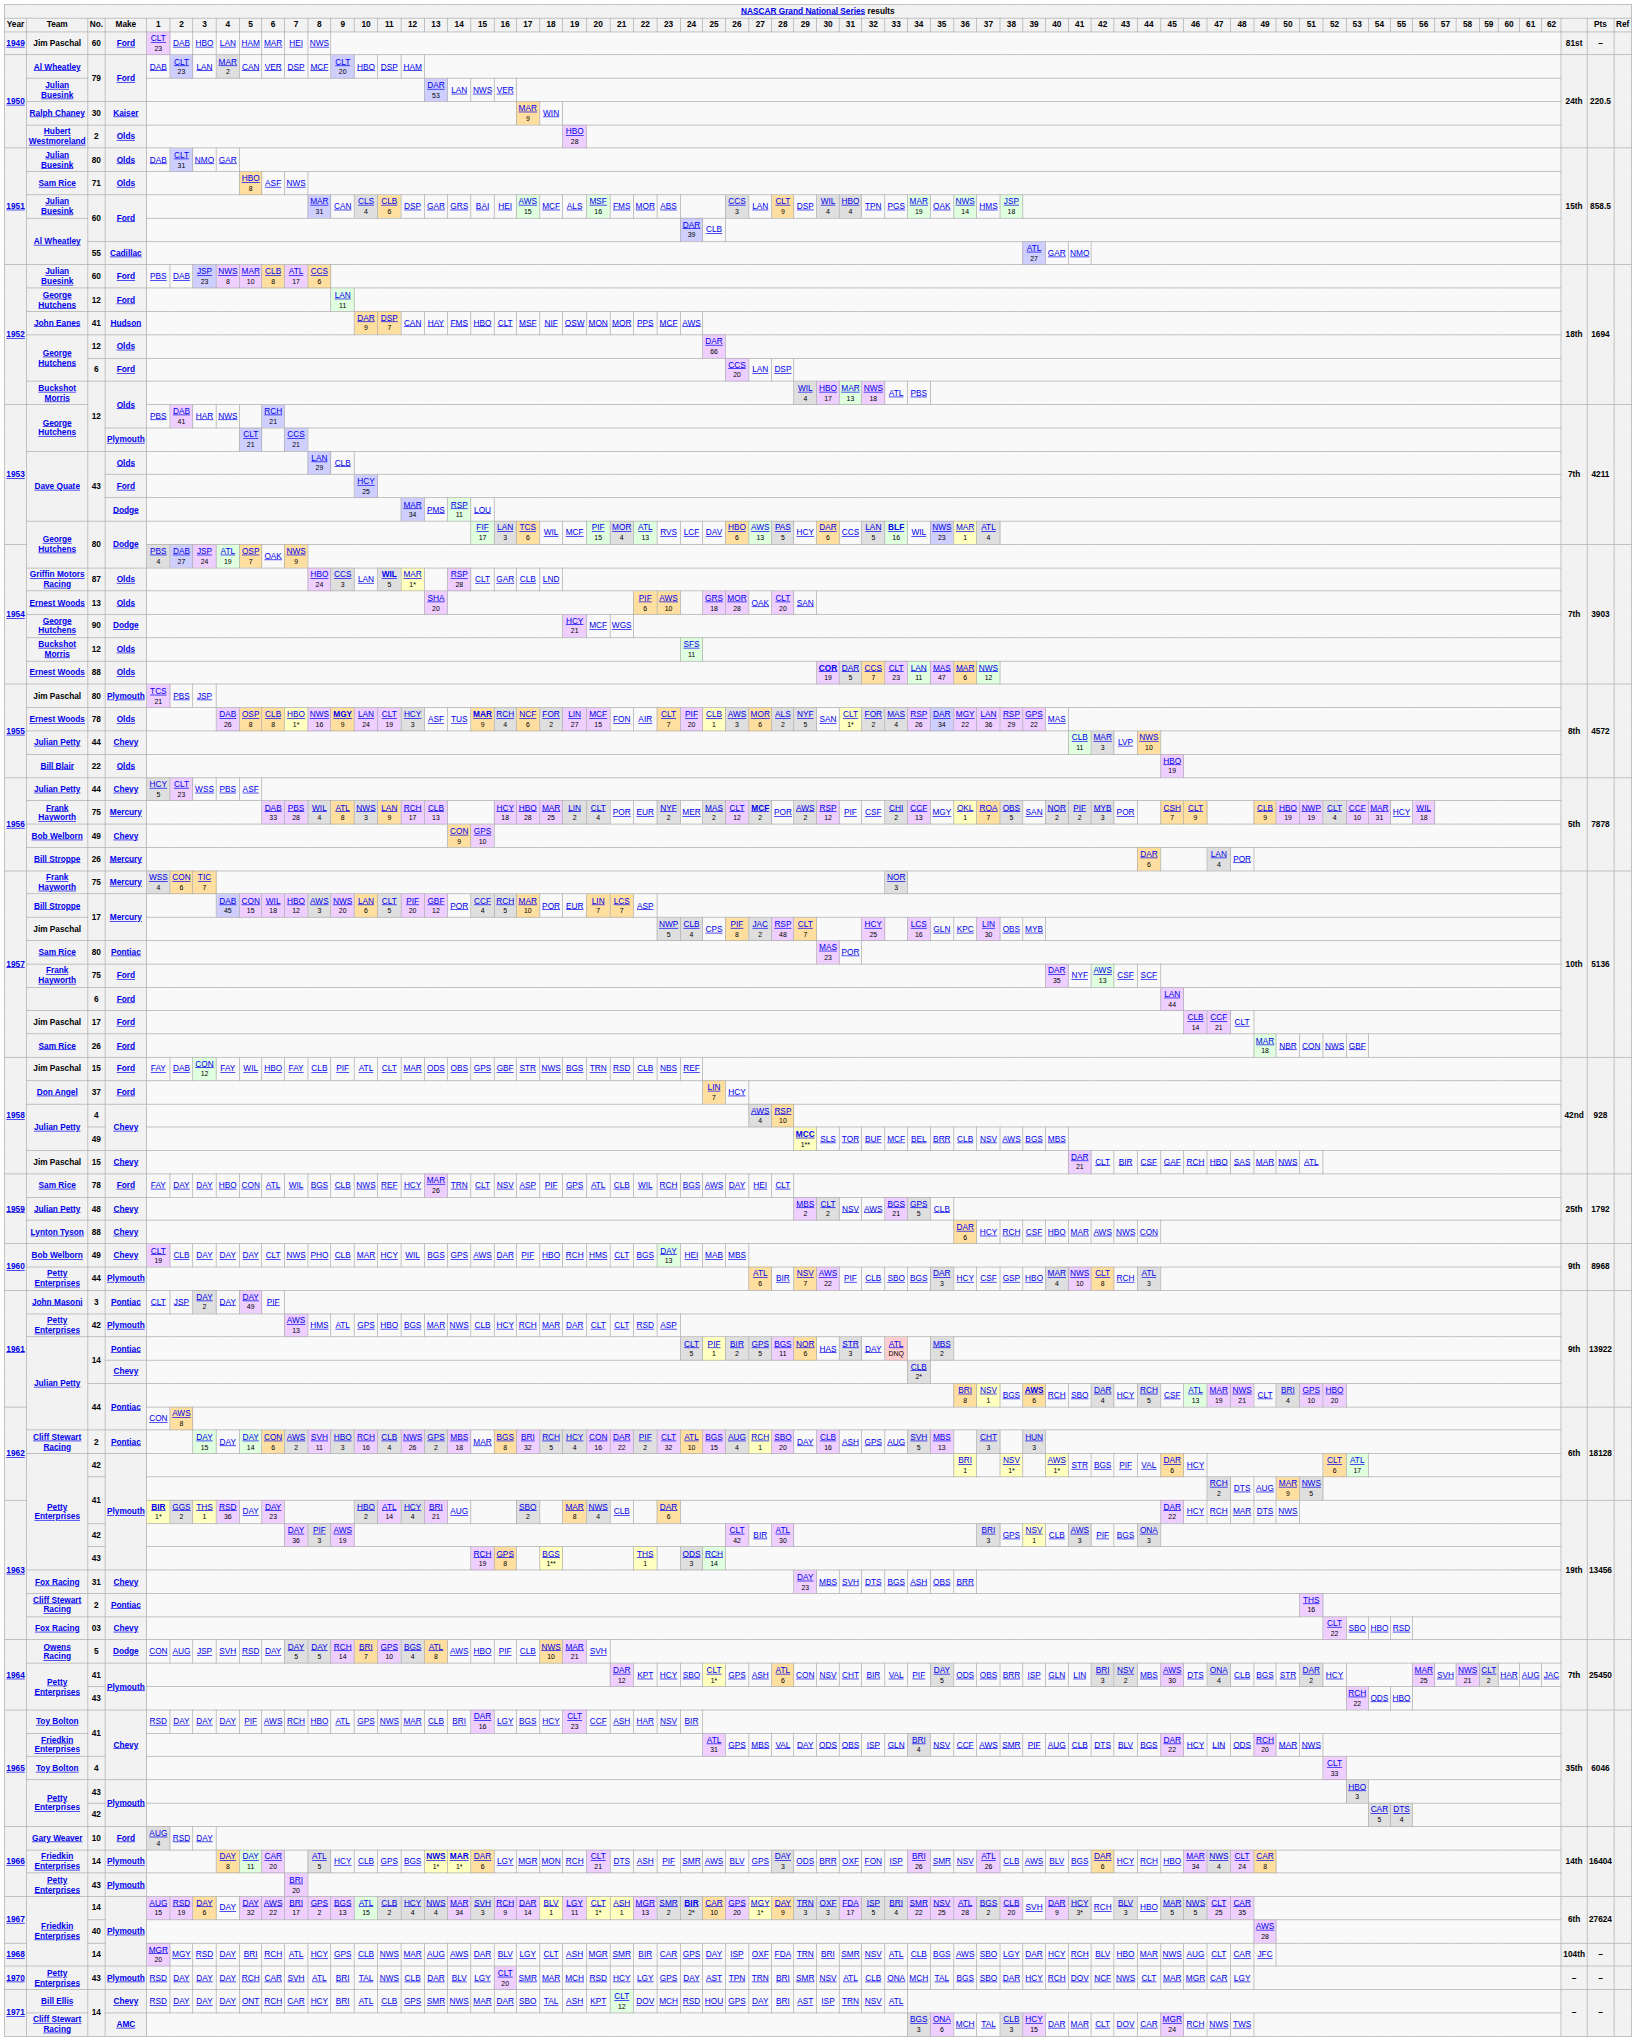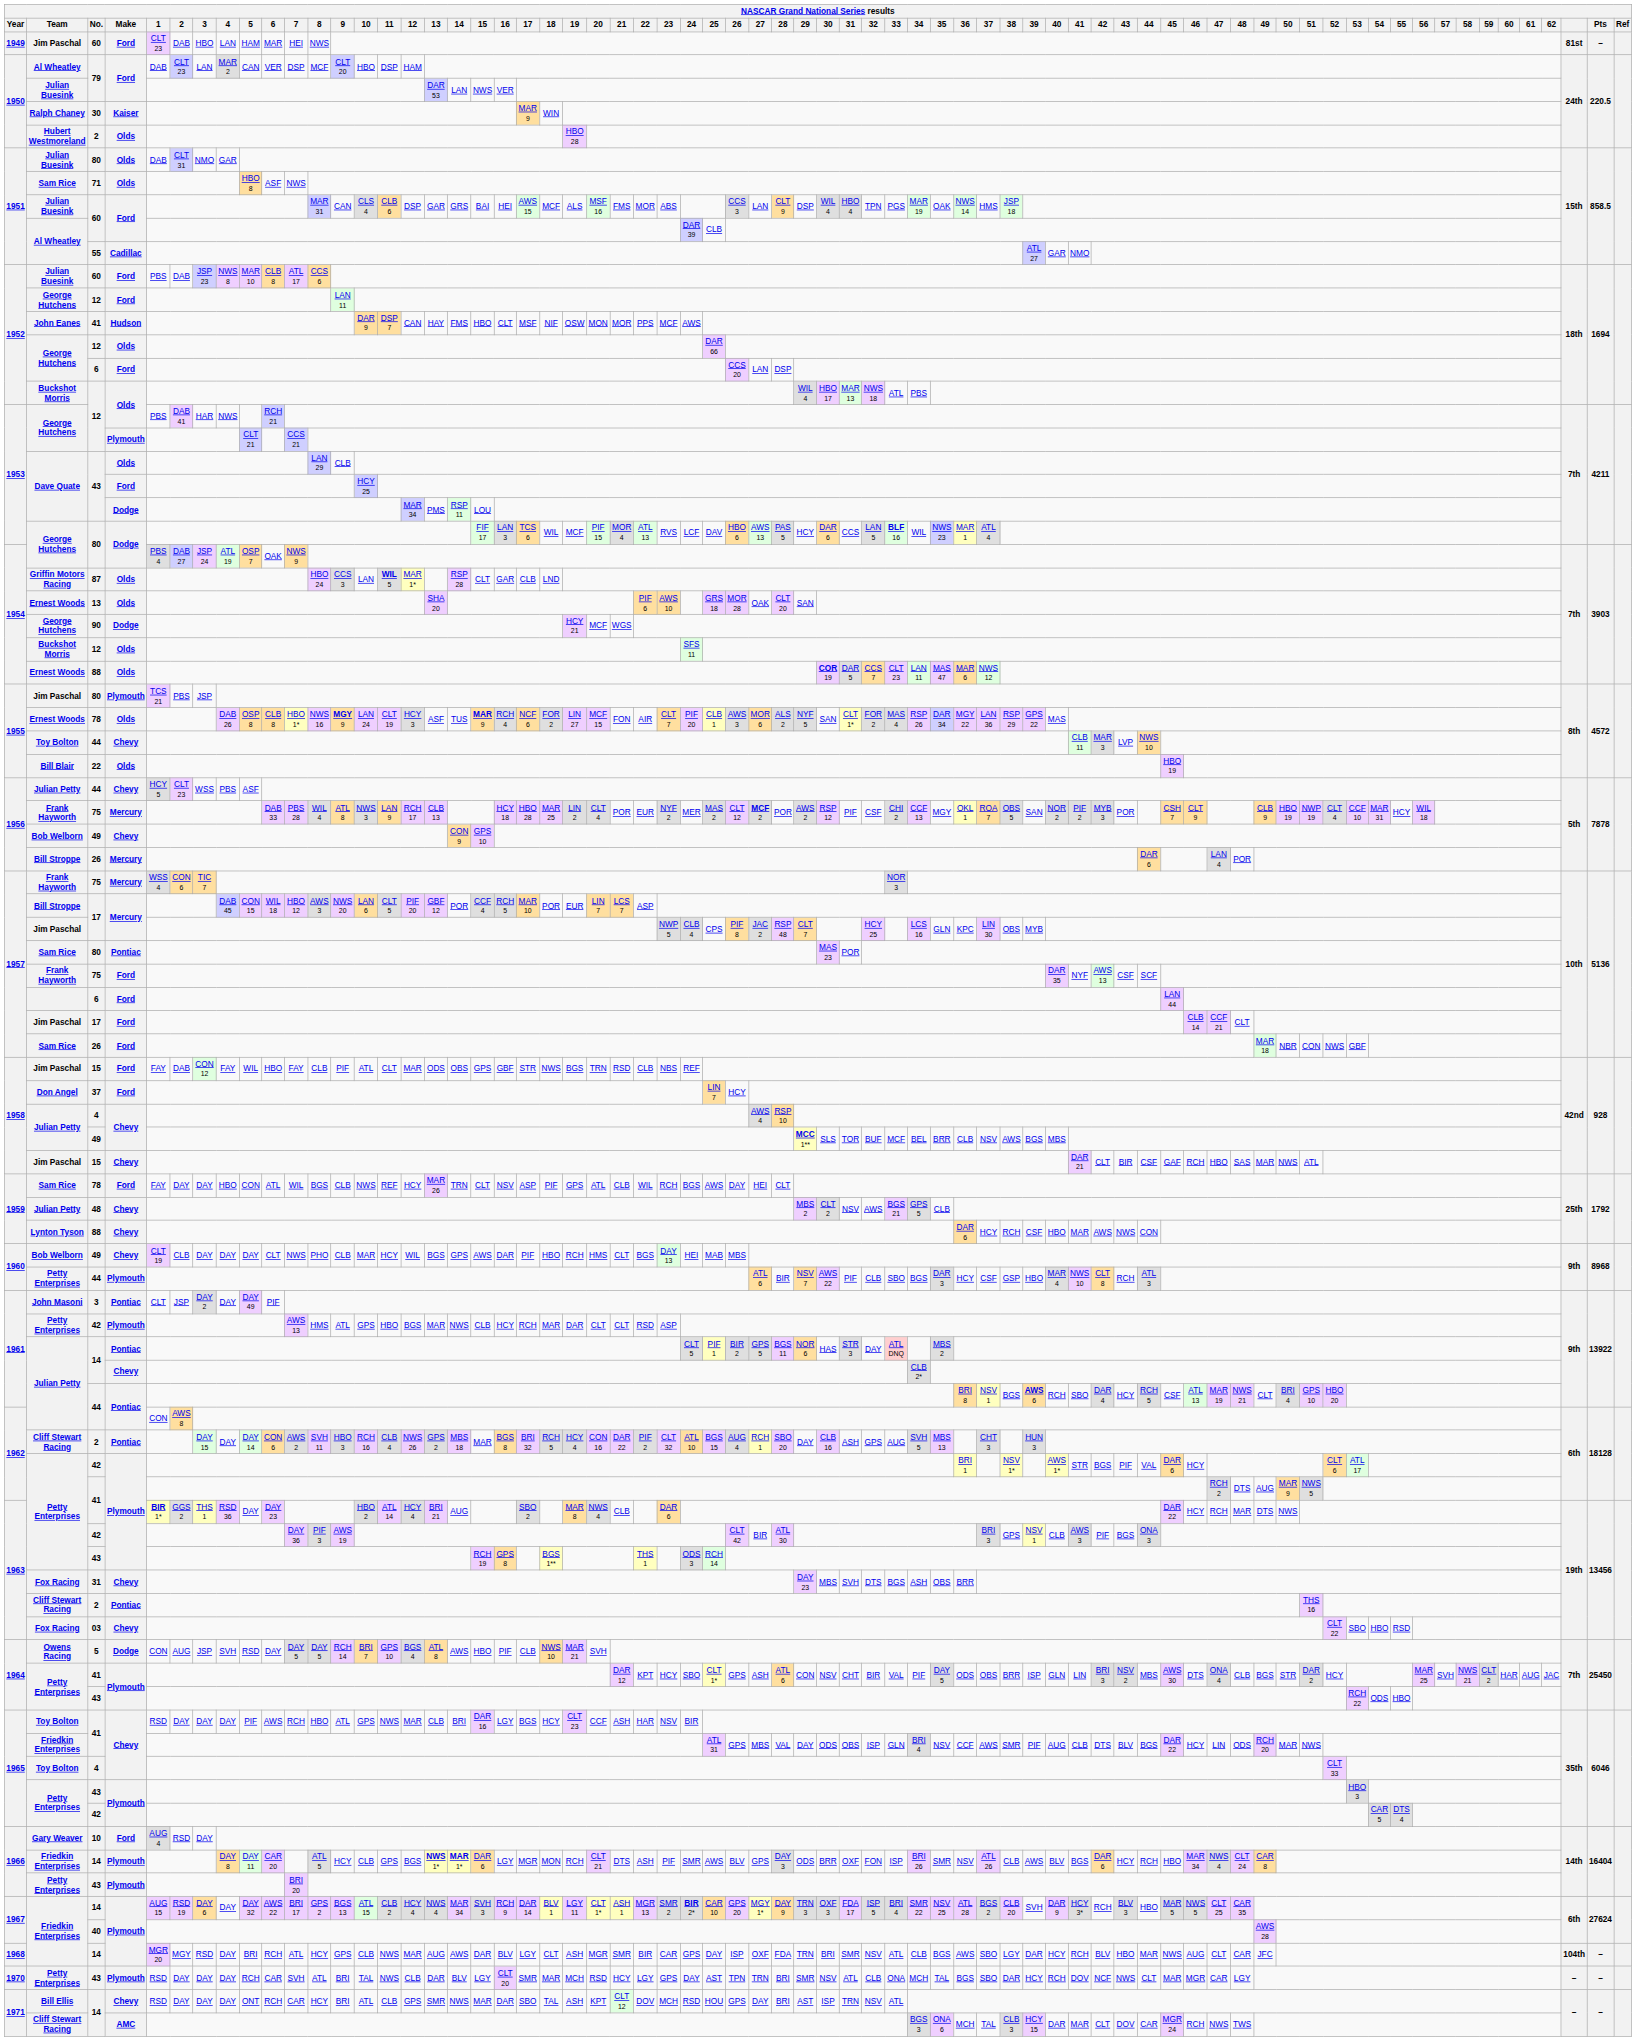(57, 743) Julian Petty -> (57, 743) Toy Bolton
